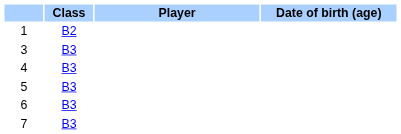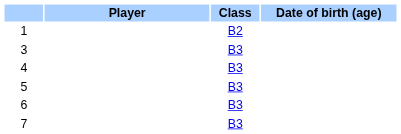columns swapped: (177, 13) <-> (69, 13)
